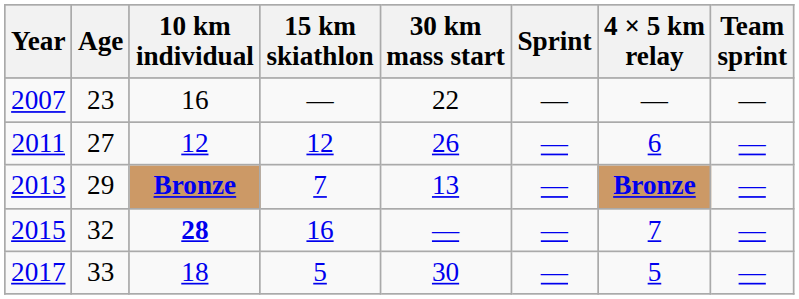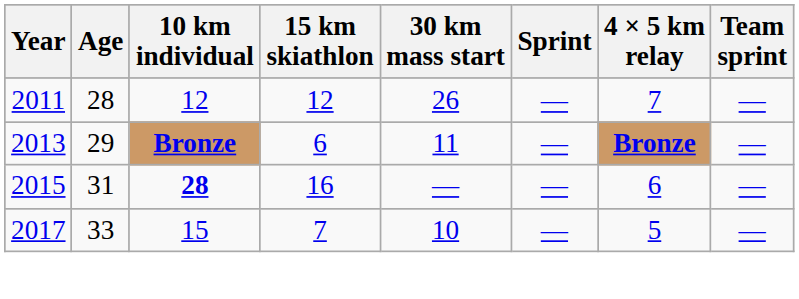- row: (38, 99)
(101, 142) 27 -> (101, 99) 28
(654, 142) 6 -> (654, 99) 7
(320, 186) 7 -> (320, 142) 6
(446, 186) 13 -> (446, 142) 11
(101, 229) 32 -> (101, 186) 31
(654, 229) 7 -> (654, 186) 6
(195, 272) 18 -> (195, 229) 15
(320, 272) 5 -> (320, 229) 7
(446, 272) 30 -> (446, 229) 10
